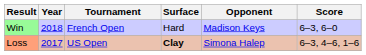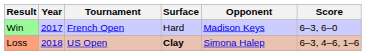(52, 27) 2018 -> (52, 27) 2017
(52, 43) 2017 -> (52, 43) 2018
